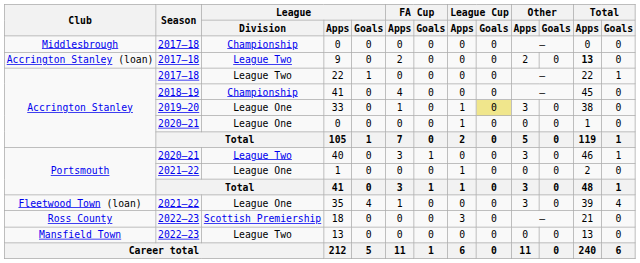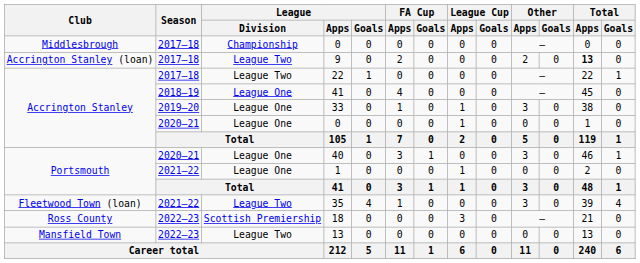(263, 92) Championship -> (263, 92) League One
(494, 108) khaki background -> (494, 108) no background
(263, 155) League Two -> (263, 155) League One
(263, 203) League One -> (263, 203) League Two
